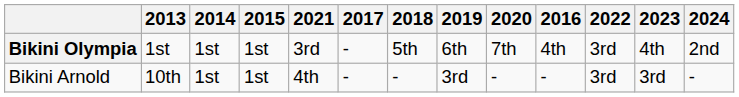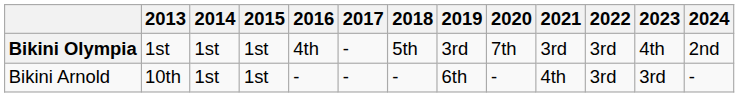columns swapped: (561, 19) <-> (314, 19)
(454, 48) 6th -> (455, 48) 3rd
(455, 77) 3rd -> (454, 77) 6th
